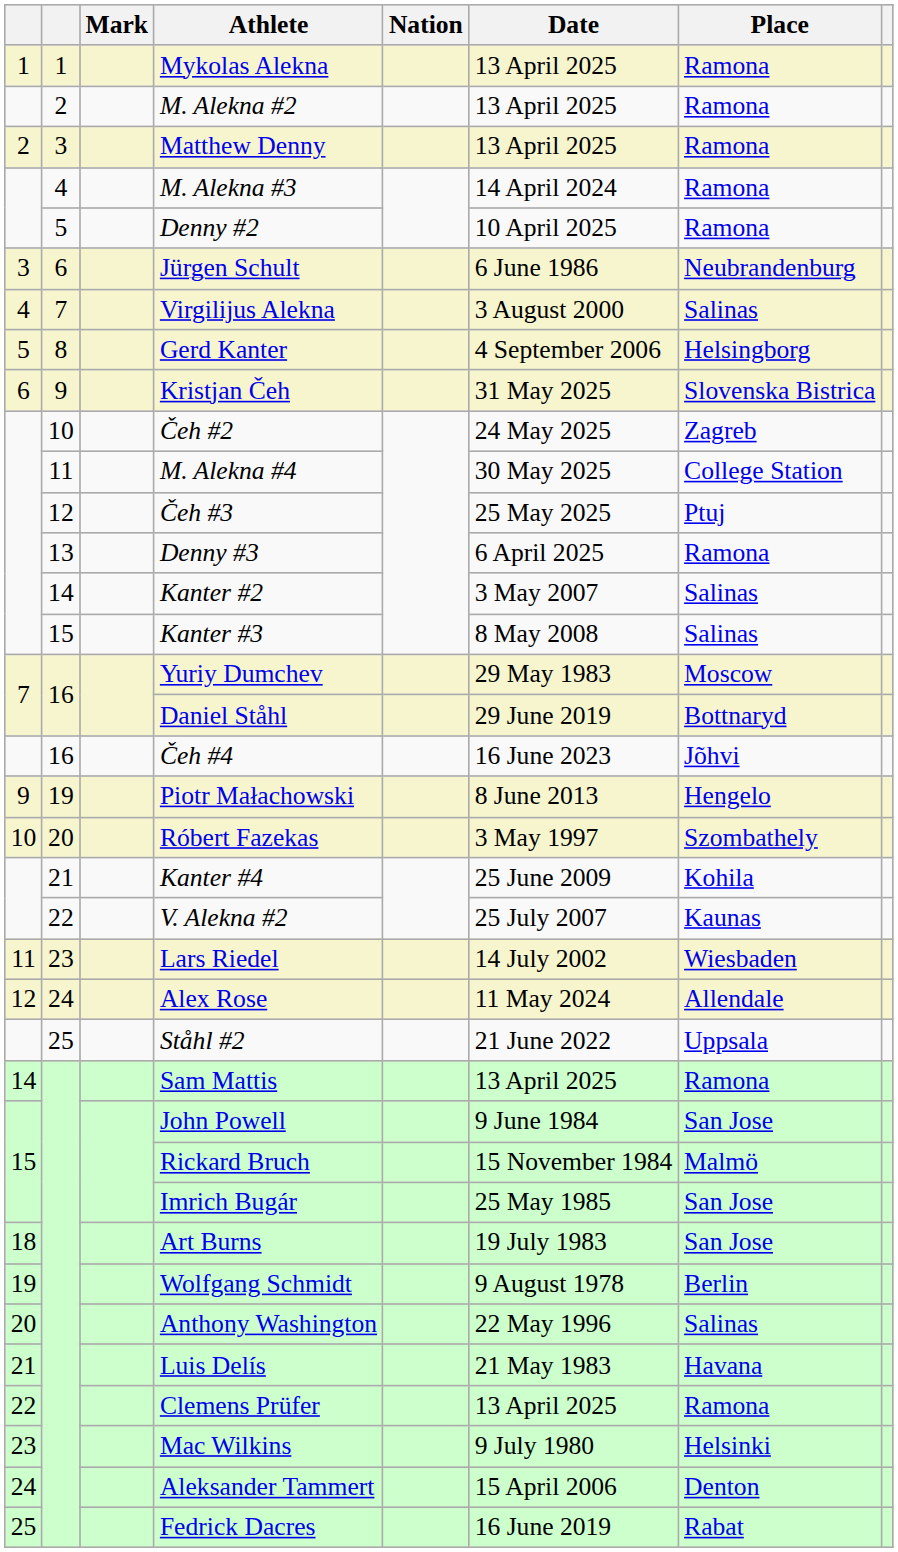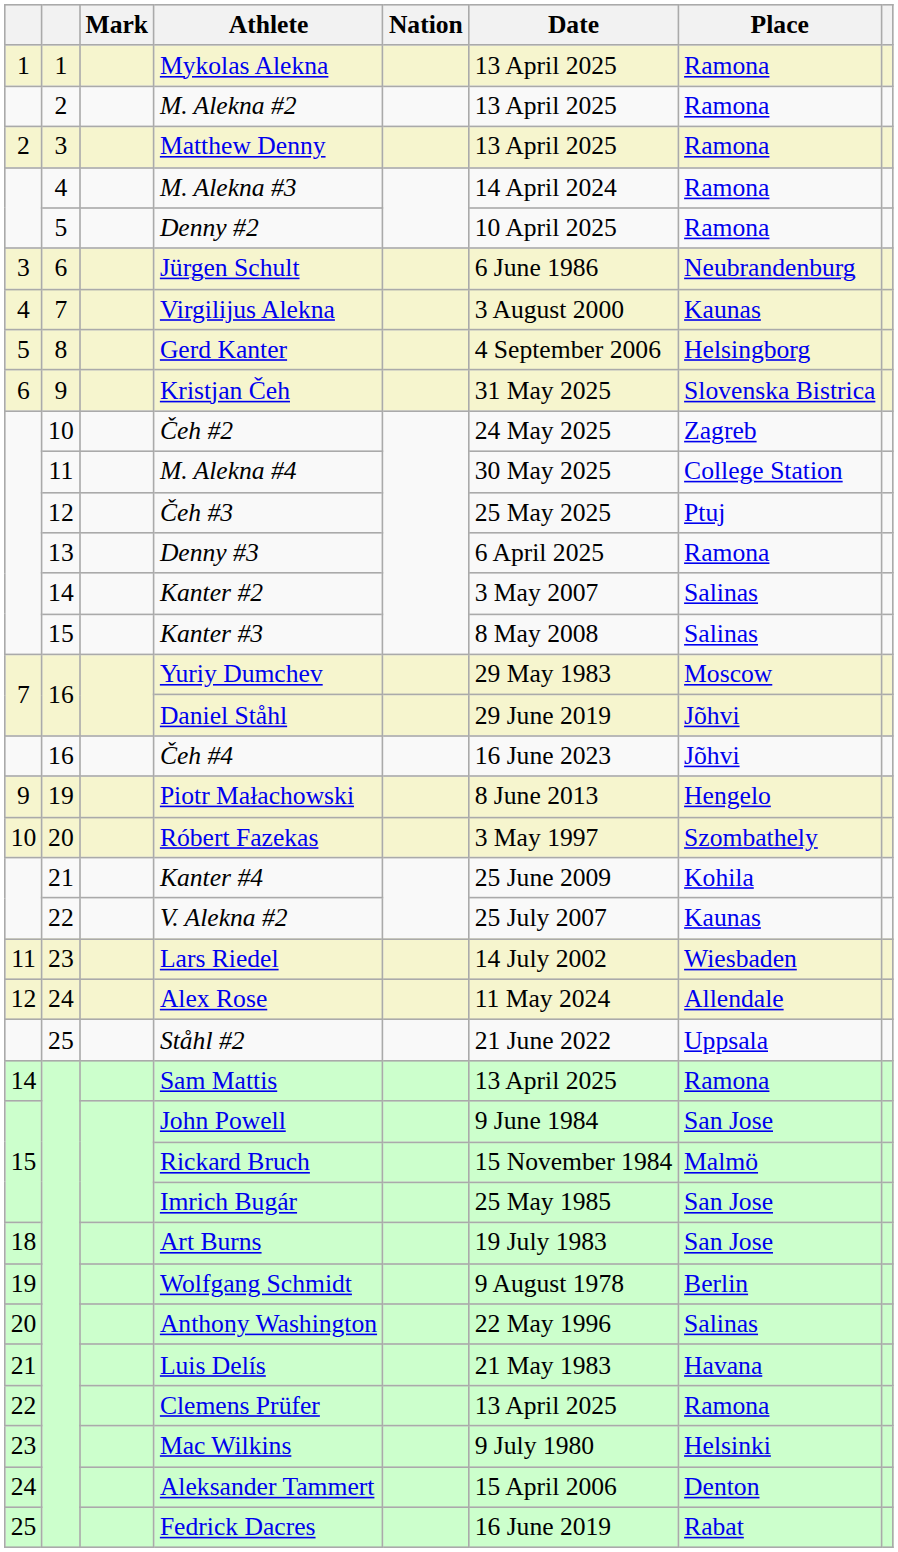(721, 308) Salinas -> (722, 308) Kaunas
(735, 715) Bottnaryd -> (712, 715) Jõhvi
